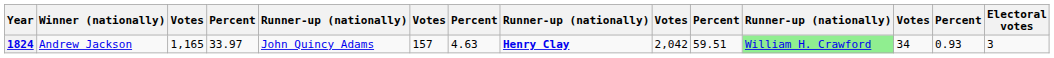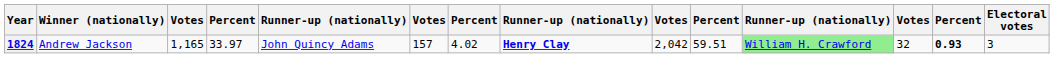(464, 44) 4.63 -> (464, 44) 4.02
(903, 44) 34 -> (903, 44) 32
(948, 44) normal -> (948, 44) bold
